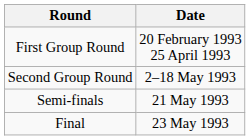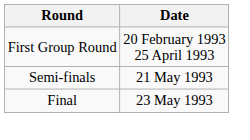- row: (70, 77)
